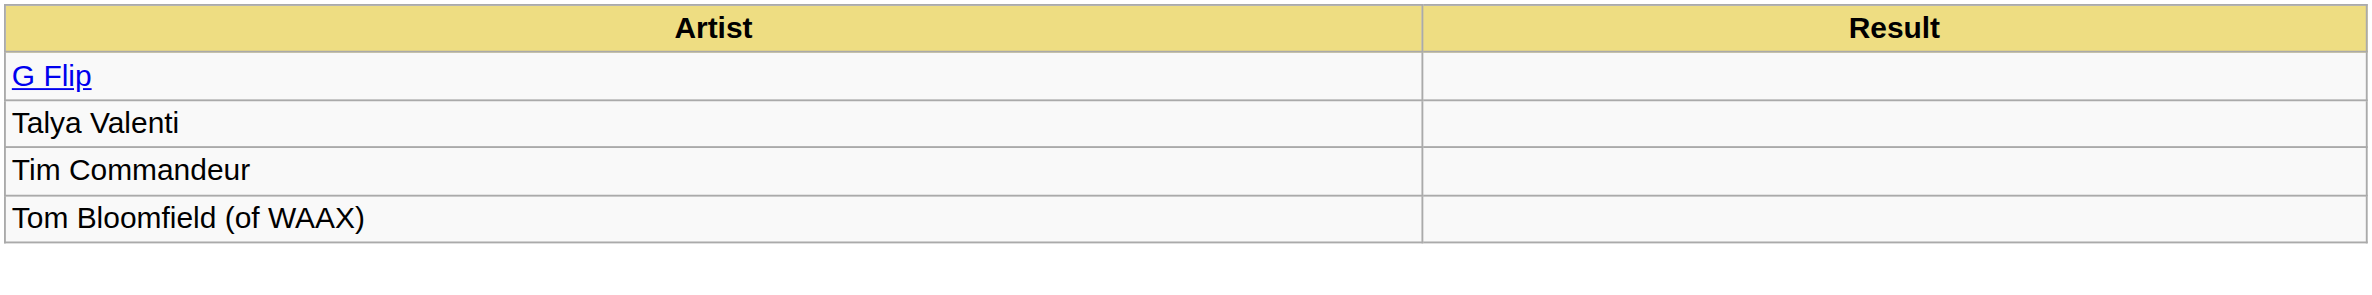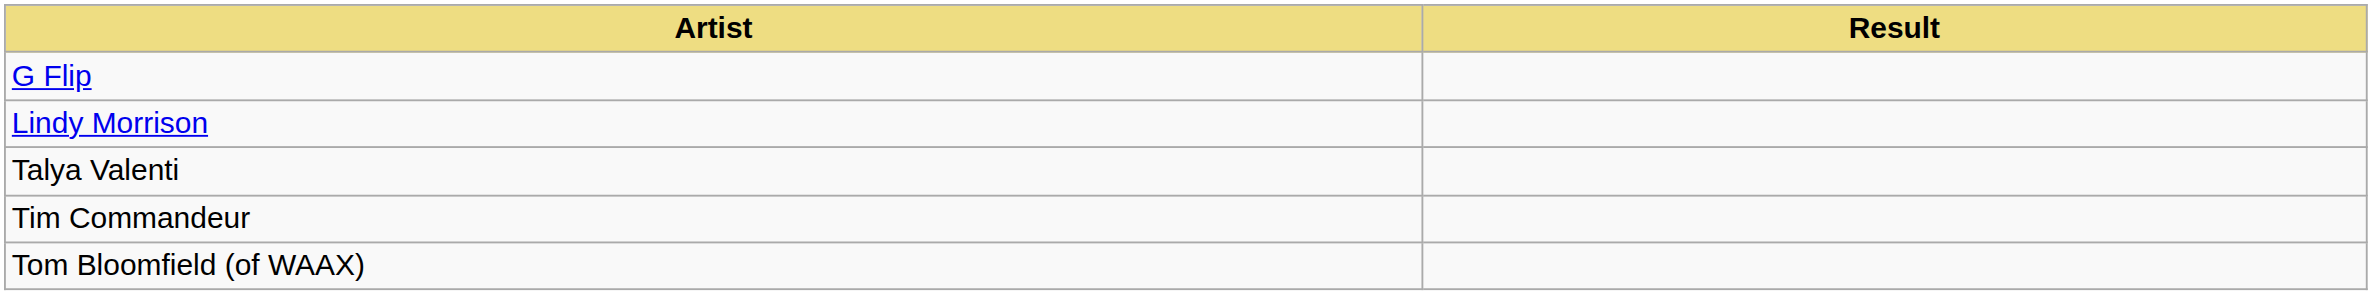+ row: (110, 123)
